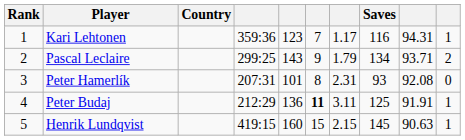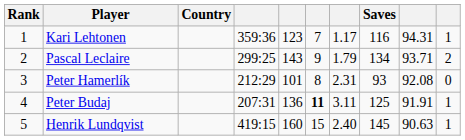(257, 80) 207:31 -> (257, 80) 212:29
(257, 102) 212:29 -> (257, 102) 207:31
(345, 124) 2.15 -> (345, 124) 2.40
